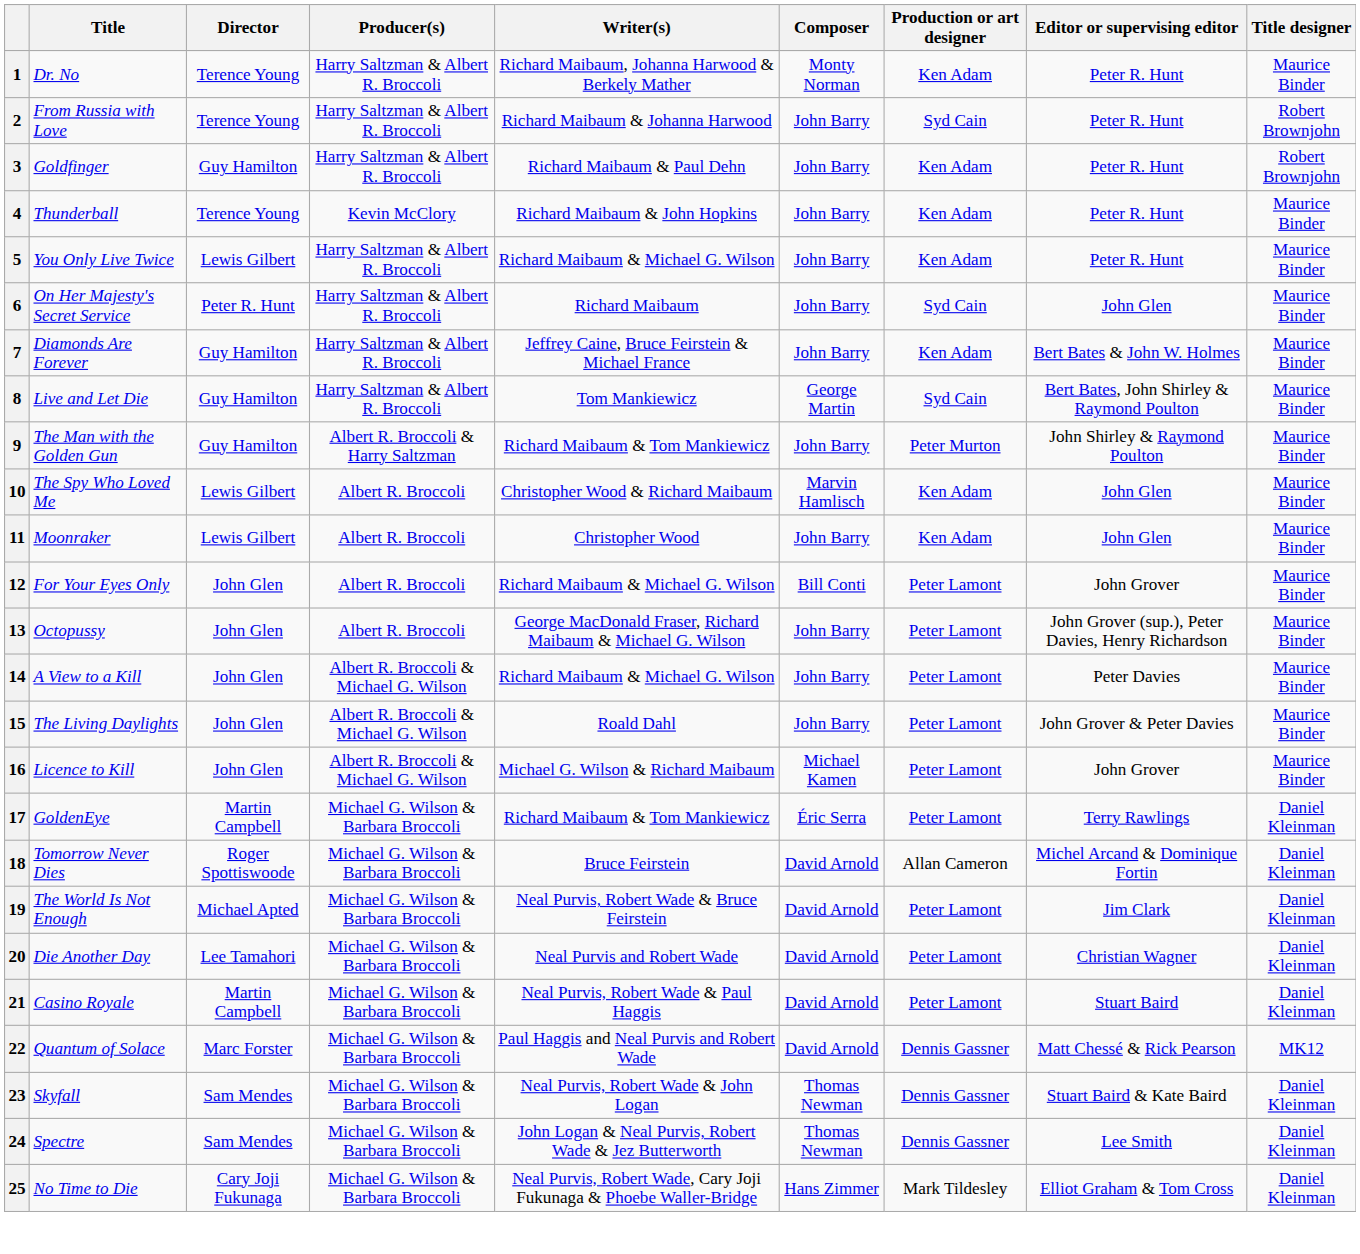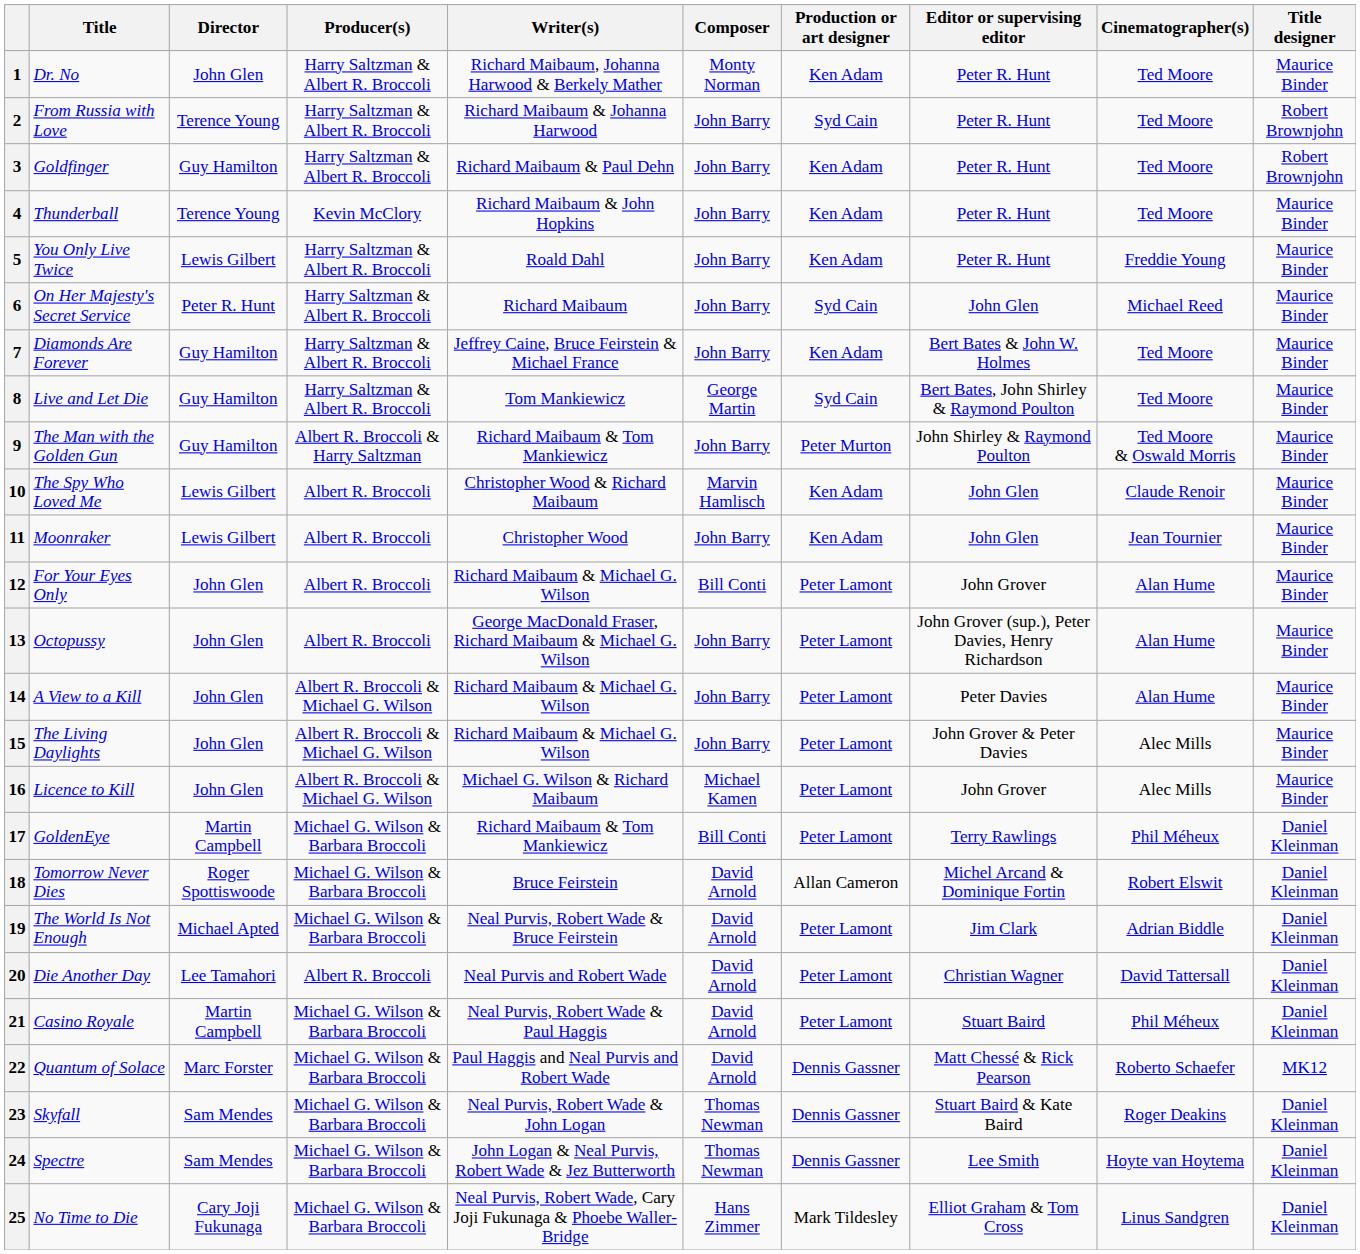+ column: (1175, 27)
(248, 74) Terence Young -> (228, 74) John Glen
(637, 259) Richard Maibaum & Michael G. Wilson -> (565, 259) Roald Dahl
(637, 723) Roald Dahl -> (565, 743) Richard Maibaum & Michael G. Wilson
(832, 816) Éric Serra -> (732, 835) Bill Conti
(402, 955) Michael G. Wilson & Barbara Broccoli -> (367, 975) Albert R. Broccoli
